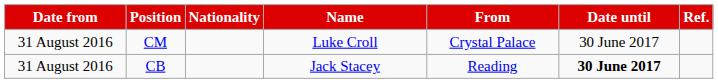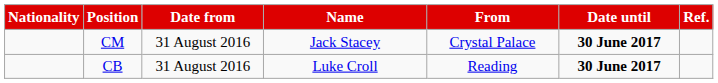columns swapped: (65, 17) <-> (224, 17)
(345, 41) Luke Croll -> (345, 41) Jack Stacey
(619, 41) normal -> (619, 41) bold
(345, 66) Jack Stacey -> (345, 66) Luke Croll
